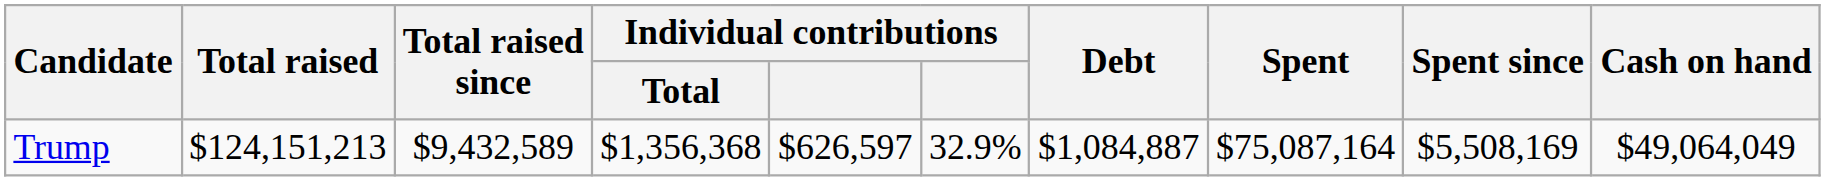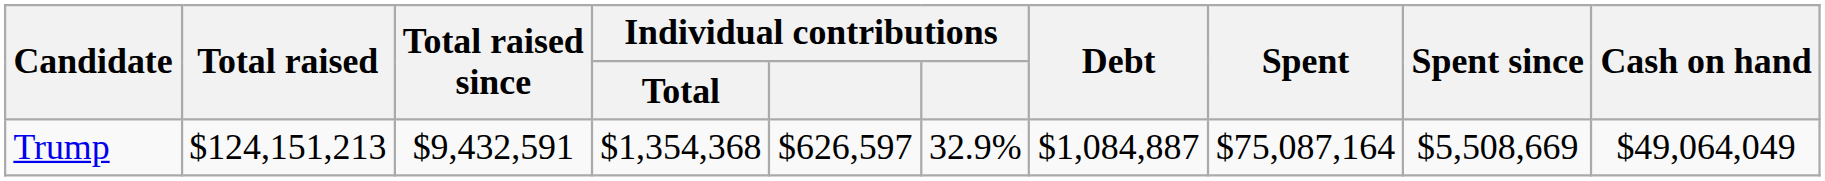(493, 146) $9,432,589 -> (493, 146) $9,432,591
(681, 146) $1,356,368 -> (681, 146) $1,354,368
(1498, 146) $5,508,169 -> (1498, 146) $5,508,669
